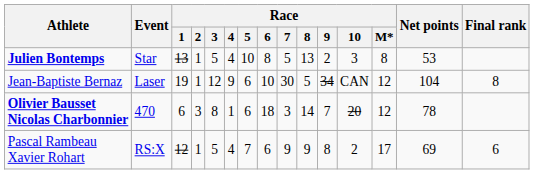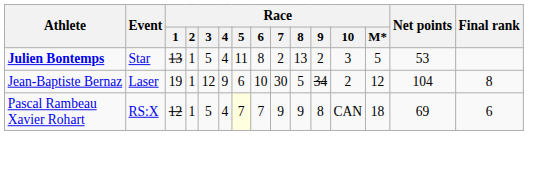(248, 59) 10 -> (241, 59) 11
(287, 59) 5 -> (281, 59) 2
(384, 59) 8 -> (378, 59) 5
(354, 81) CAN -> (348, 81) 2
- row: (68, 112)
(248, 150) no background -> (241, 112) lightyellow background
(267, 150) 6 -> (261, 112) 7
(354, 150) 2 -> (348, 112) CAN
(384, 150) 17 -> (378, 112) 18
